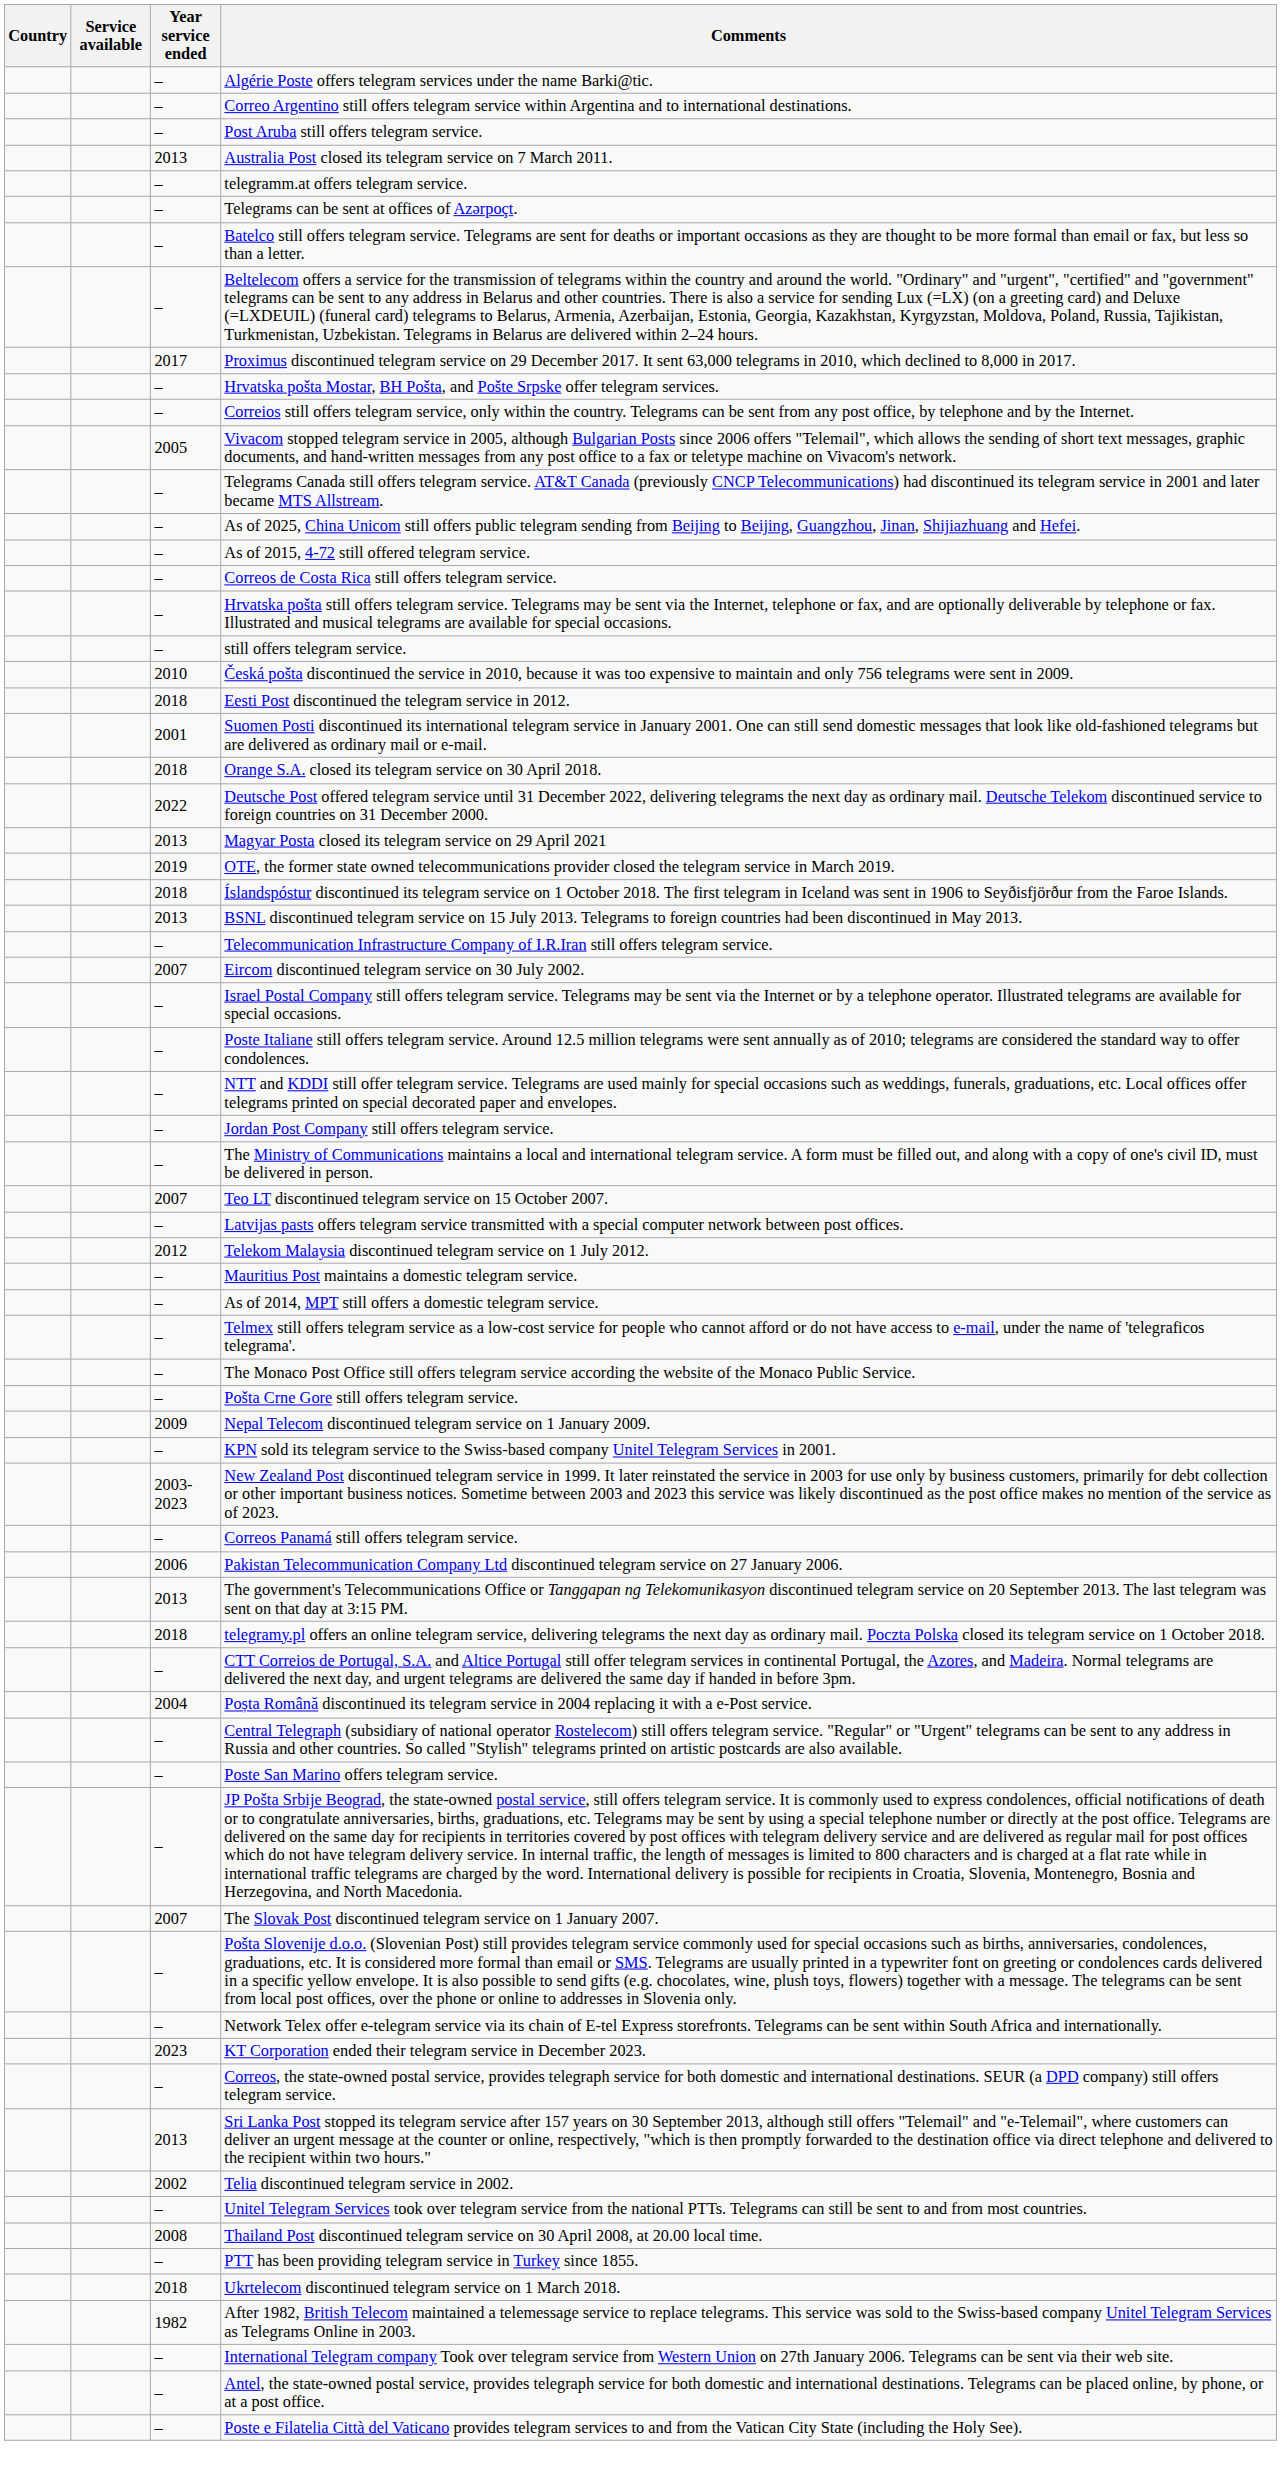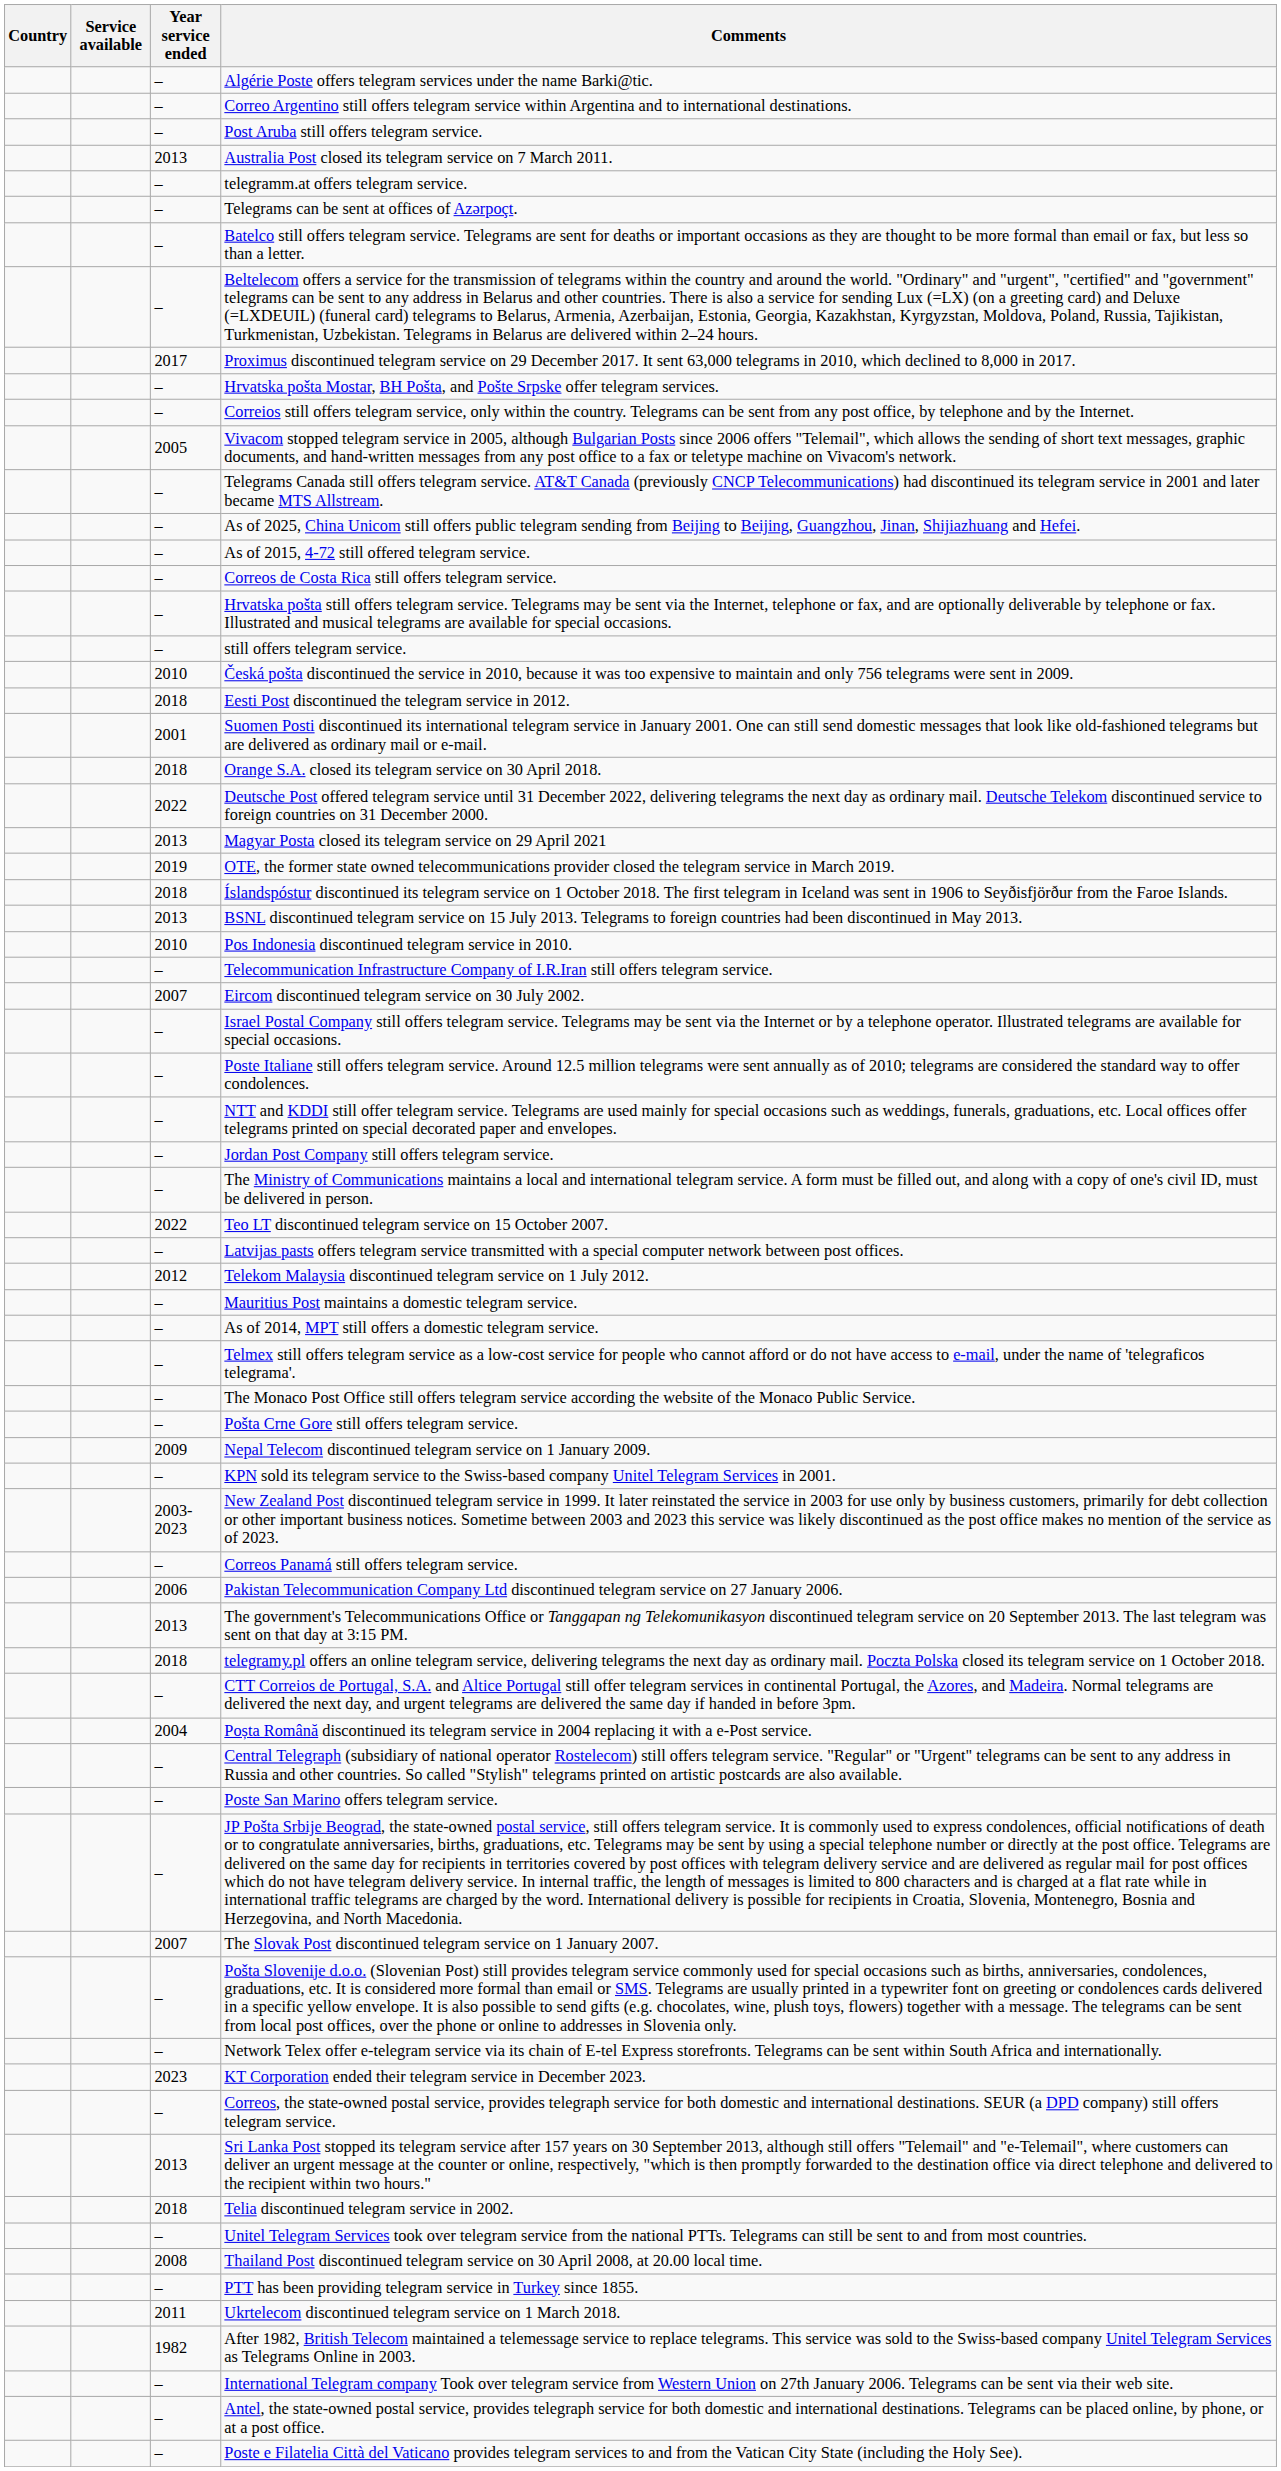+ row: (398, 944)
(171, 1198) 2007 -> (171, 1224) 2022
(171, 2183) 2002 -> (171, 2209) 2018
(171, 2287) 2018 -> (170, 2313) 2011
